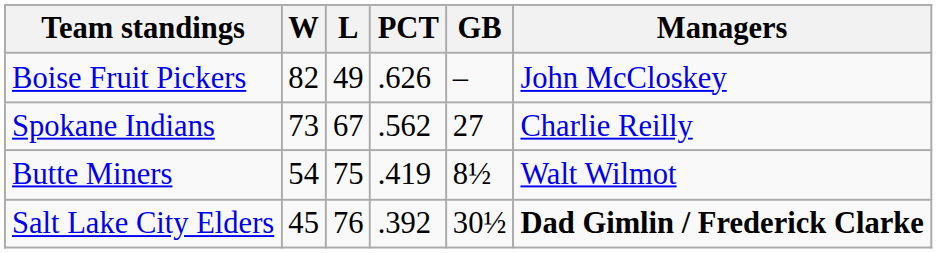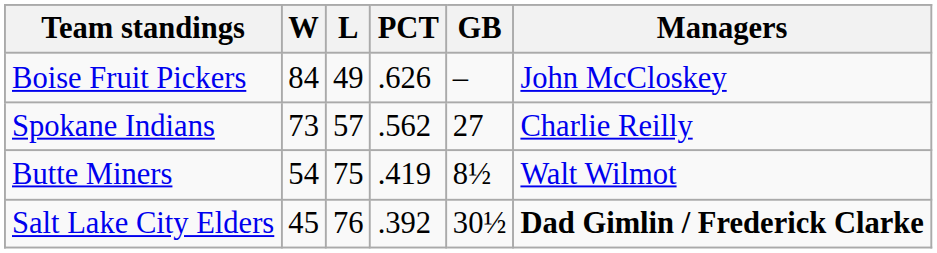(304, 77) 82 -> (304, 77) 84
(348, 125) 67 -> (348, 125) 57
